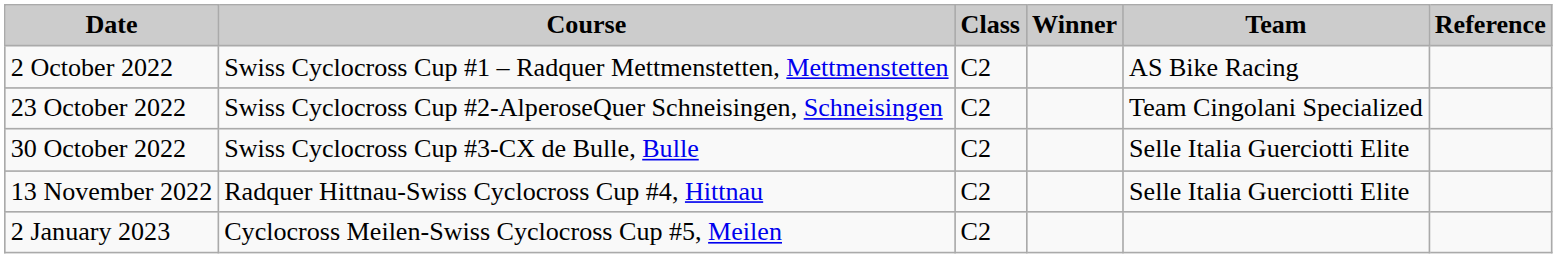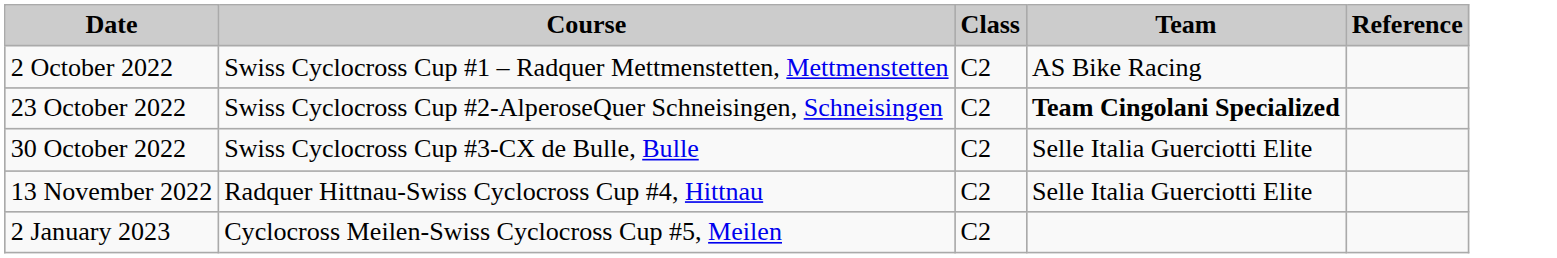- column: (1075, 25)
(1276, 107) normal -> (1186, 107) bold
